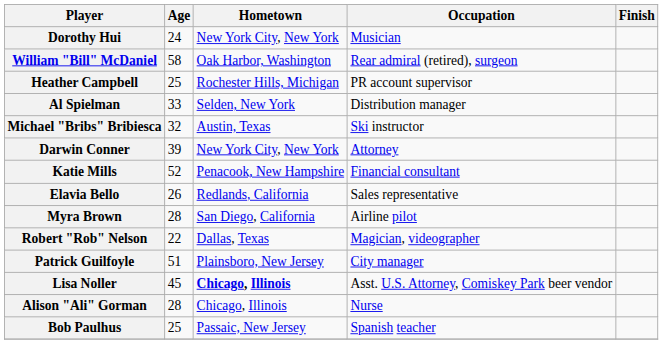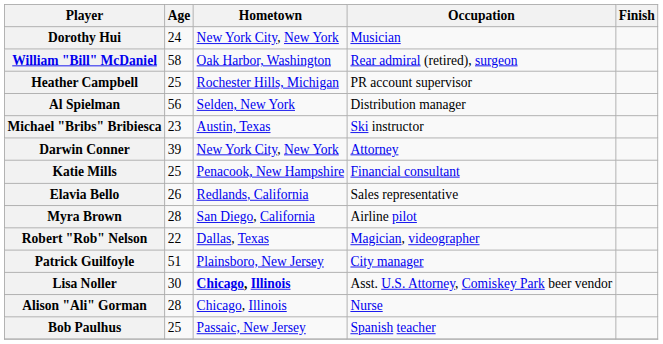(175, 105) 33 -> (175, 105) 56
(175, 127) 32 -> (175, 127) 23
(175, 171) 52 -> (175, 171) 25
(175, 283) 45 -> (175, 283) 30
